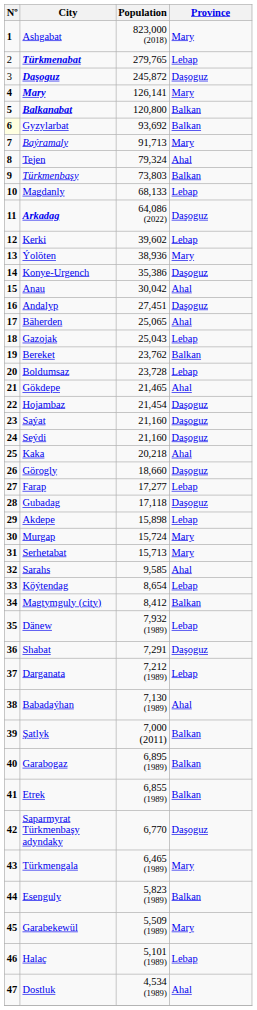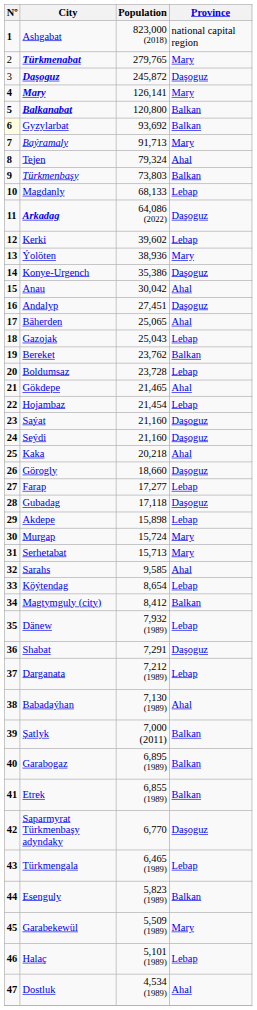(183, 36) Mary -> (204, 36) national capital region
(185, 60) Lebap -> (183, 60) Mary
(190, 404) Daşoguz -> (185, 404) Lebap
(183, 865) Mary -> (185, 865) Lebap
